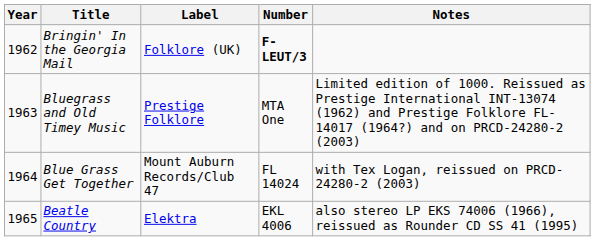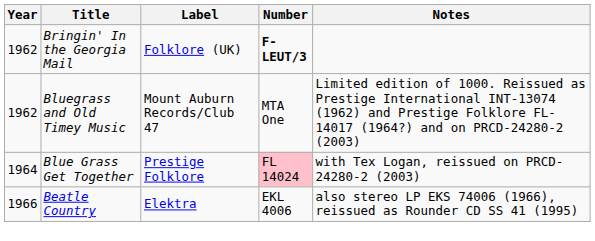(22, 113) 1963 -> (22, 113) 1962
(174, 113) Prestige Folklore -> (189, 113) Mount Auburn Records/Club 47
(189, 176) Mount Auburn Records/Club 47 -> (174, 169) Prestige Folklore
(280, 176) no background -> (280, 169) pink background
(22, 218) 1965 -> (22, 204) 1966
